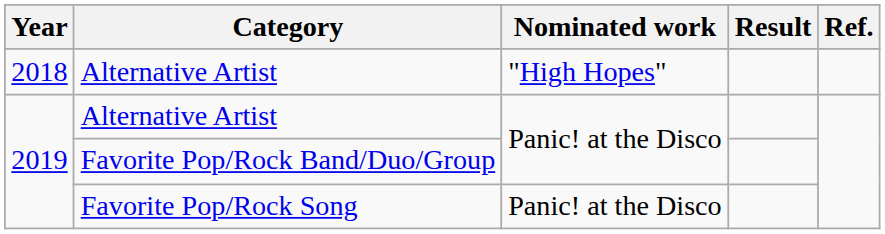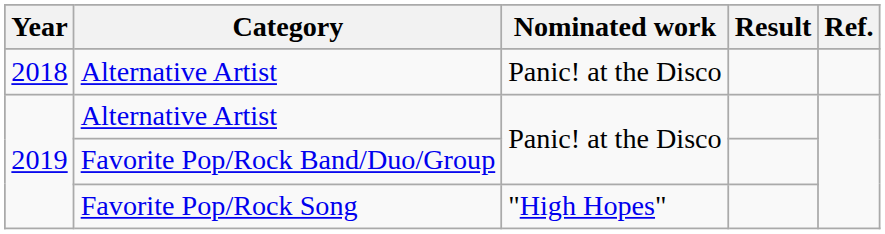(587, 71) "High Hopes" -> (615, 71) Panic! at the Disco
(615, 205) Panic! at the Disco -> (587, 205) "High Hopes"
